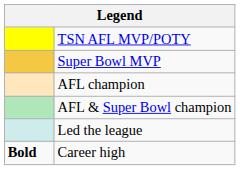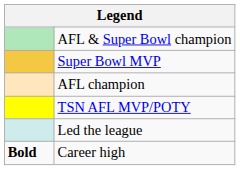rows swapped: (124, 38) <-> (145, 107)
